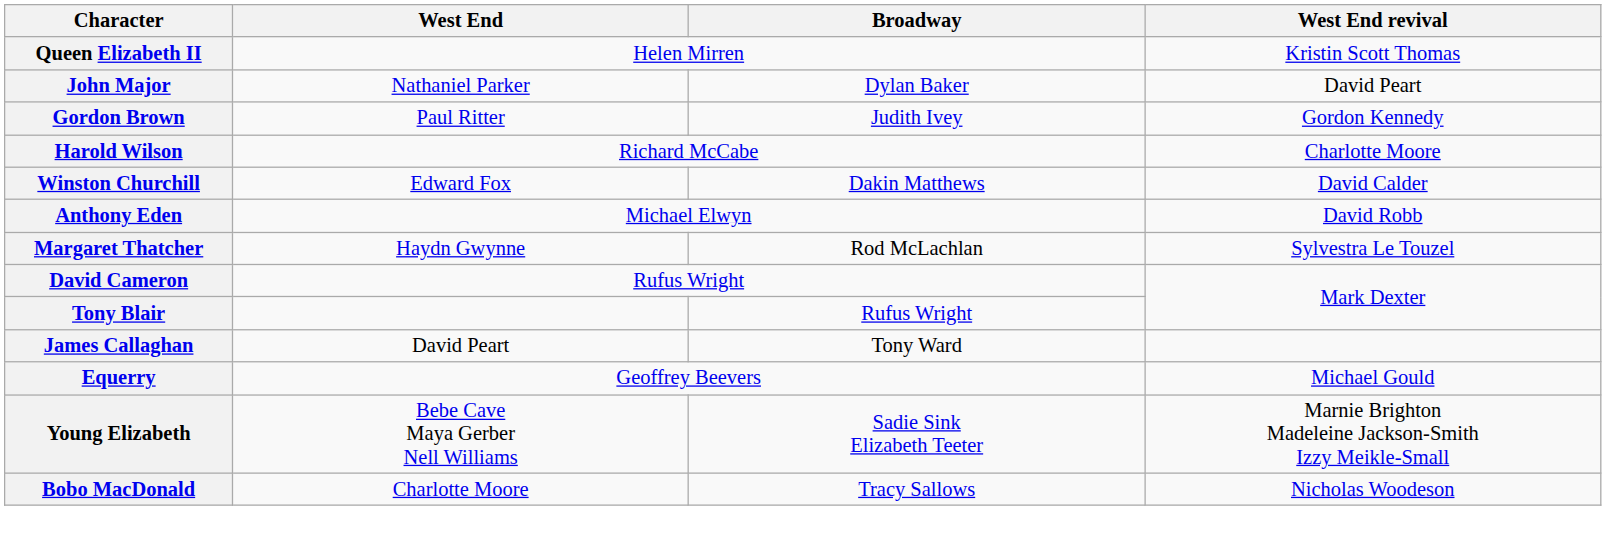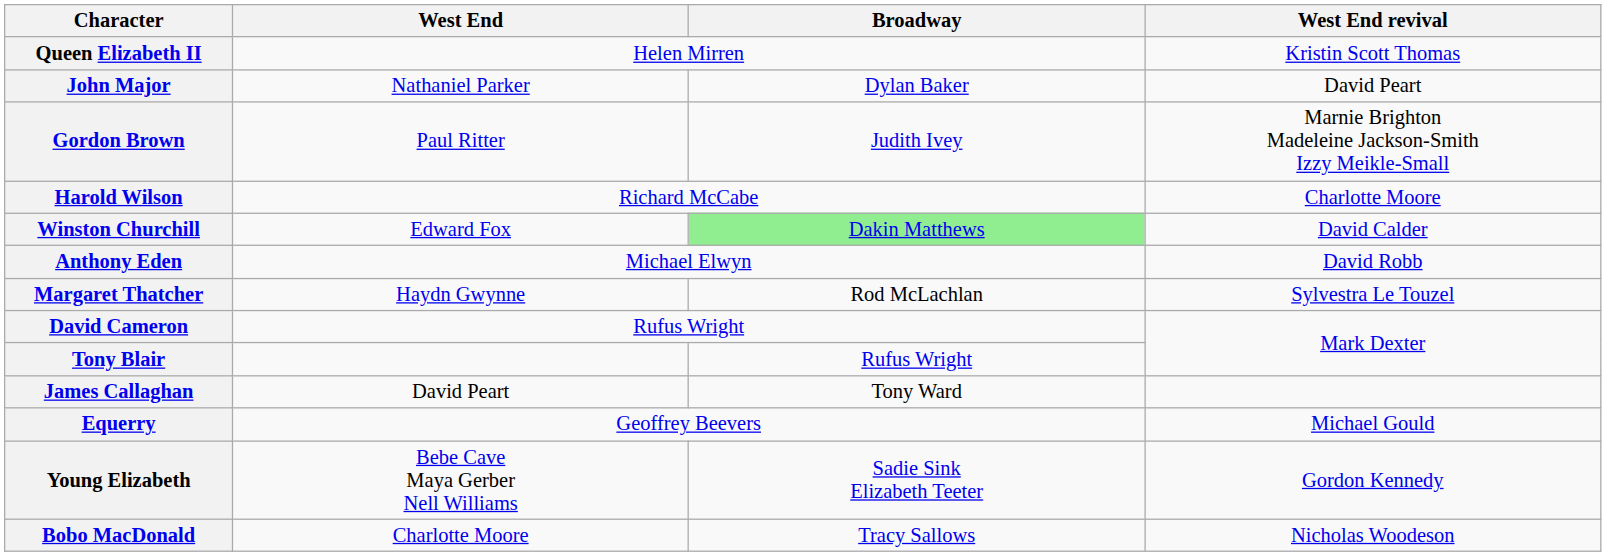(1373, 118) Gordon Kennedy -> (1373, 141) Marnie Brighton Madeleine Jackson-Smith Izzy Meikle-Small
(917, 183) no background -> (917, 229) lightgreen background
(1373, 433) Marnie Brighton Madeleine Jackson-Smith Izzy Meikle-Small -> (1373, 479) Gordon Kennedy
